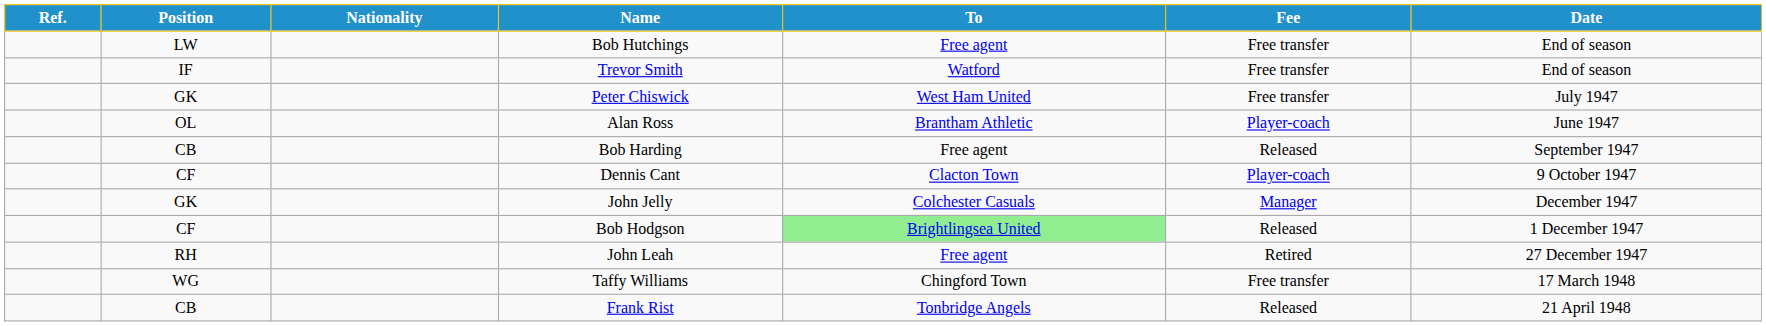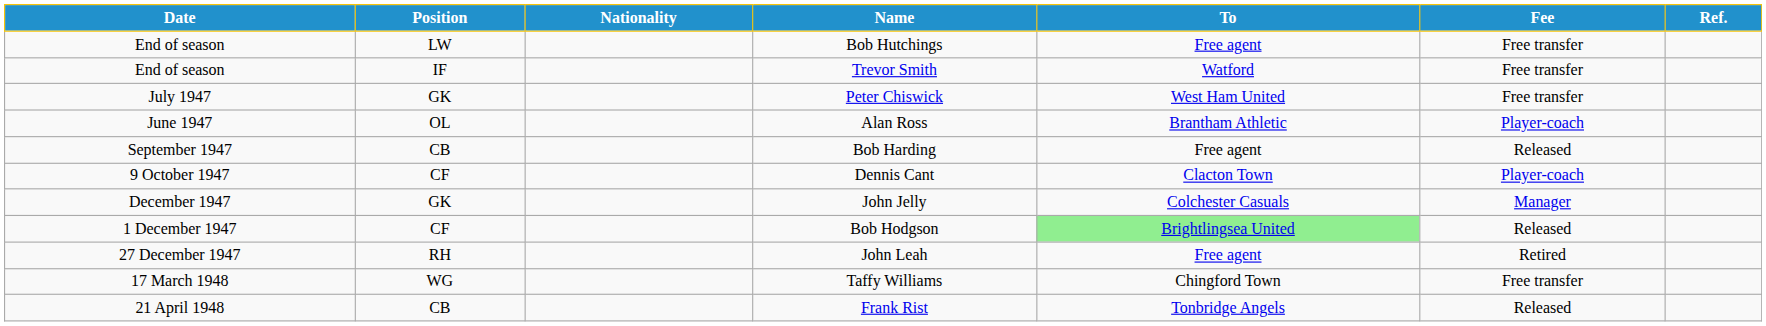columns swapped: (1586, 18) <-> (53, 18)
